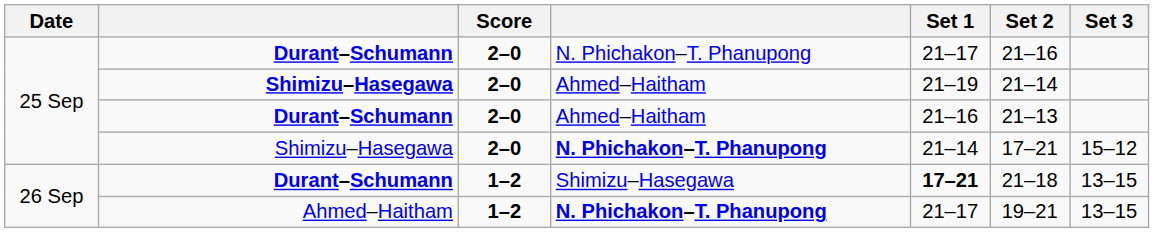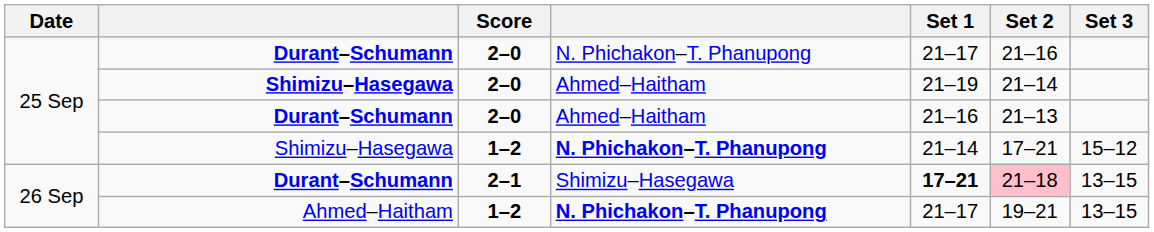(504, 148) 2–0 -> (504, 148) 1–2
(504, 180) 1–2 -> (504, 180) 2–1
(1030, 180) no background -> (1030, 180) pink background
